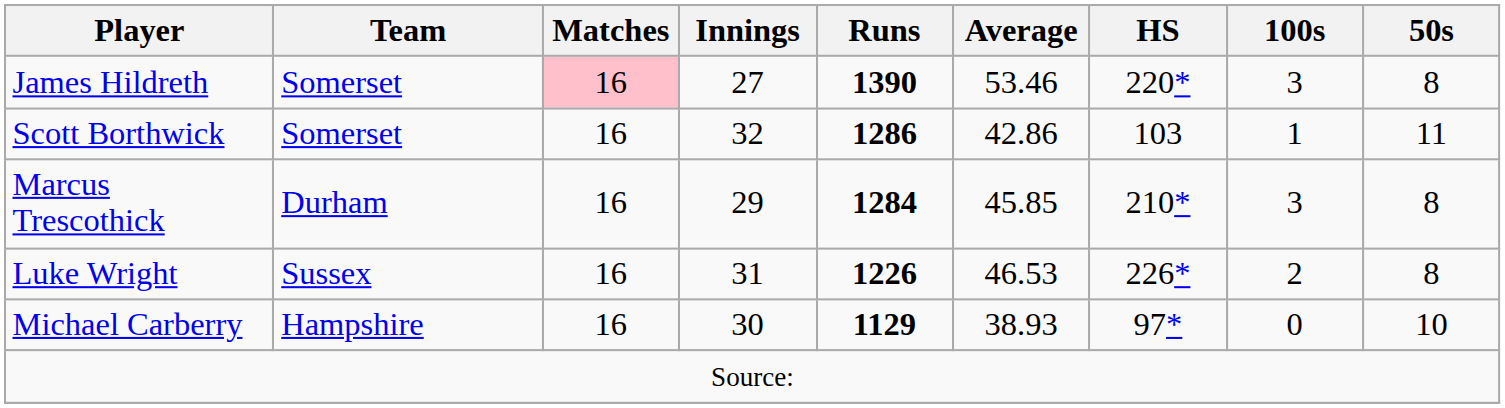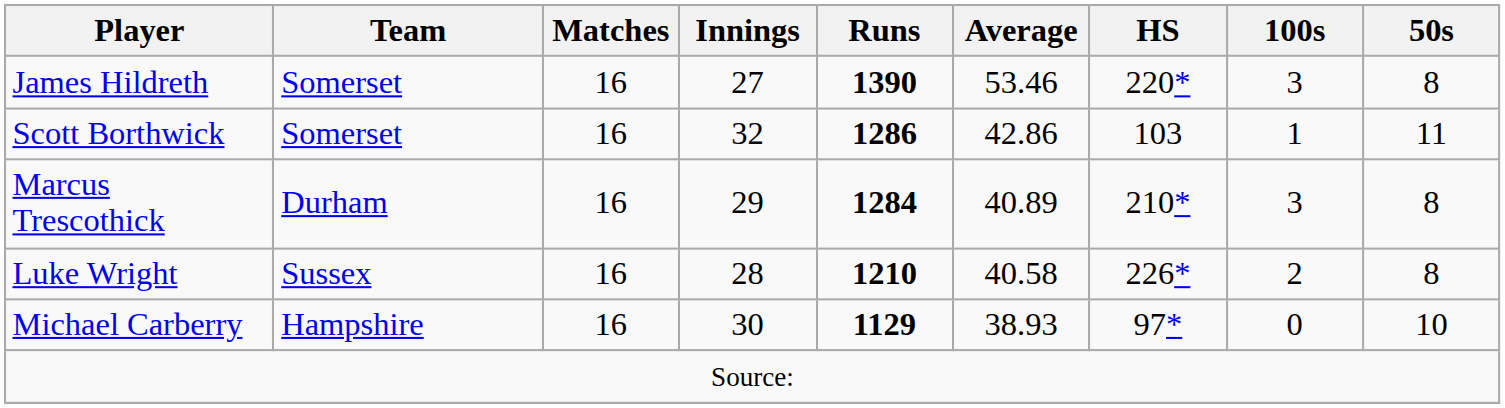(611, 81) pink background -> (611, 81) no background
(1021, 203) 45.85 -> (1021, 203) 40.89
(748, 272) 31 -> (748, 272) 28
(884, 272) 1226 -> (884, 272) 1210
(1021, 272) 46.53 -> (1021, 272) 40.58
